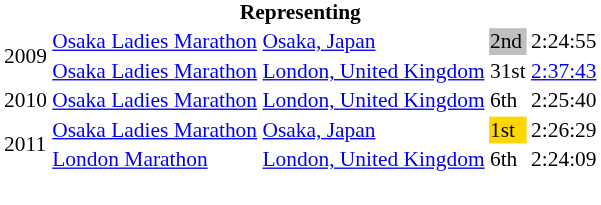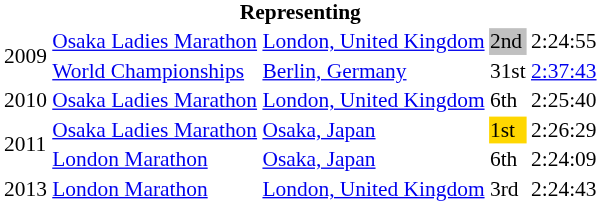(319, 41) Osaka, Japan -> (373, 41) London, United Kingdom
(155, 70) Osaka Ladies Marathon -> (148, 70) World Championships
(373, 70) London, United Kingdom -> (334, 70) Berlin, Germany
(373, 159) London, United Kingdom -> (319, 159) Osaka, Japan
+ row: (25, 188)
